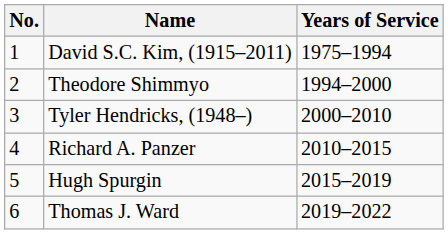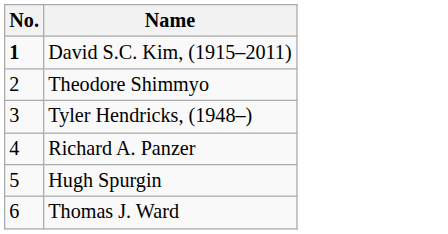- column: (370, 20)
(14, 52) normal -> (14, 52) bold
